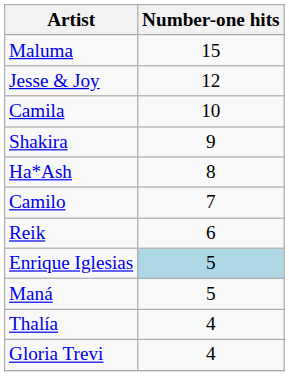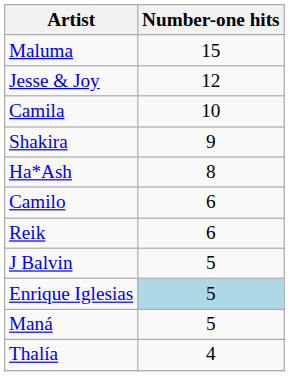(211, 202) 7 -> (211, 202) 6
+ row: (41, 263)
- row: (56, 354)
